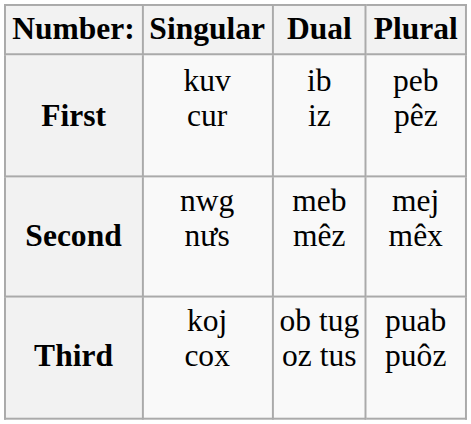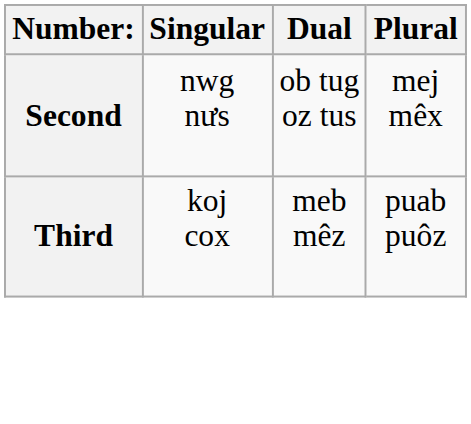- row: (74, 114)
(319, 218) meb mêz -> (319, 97) ob tug oz tus
(319, 339) ob tug oz tus -> (319, 218) meb mêz
